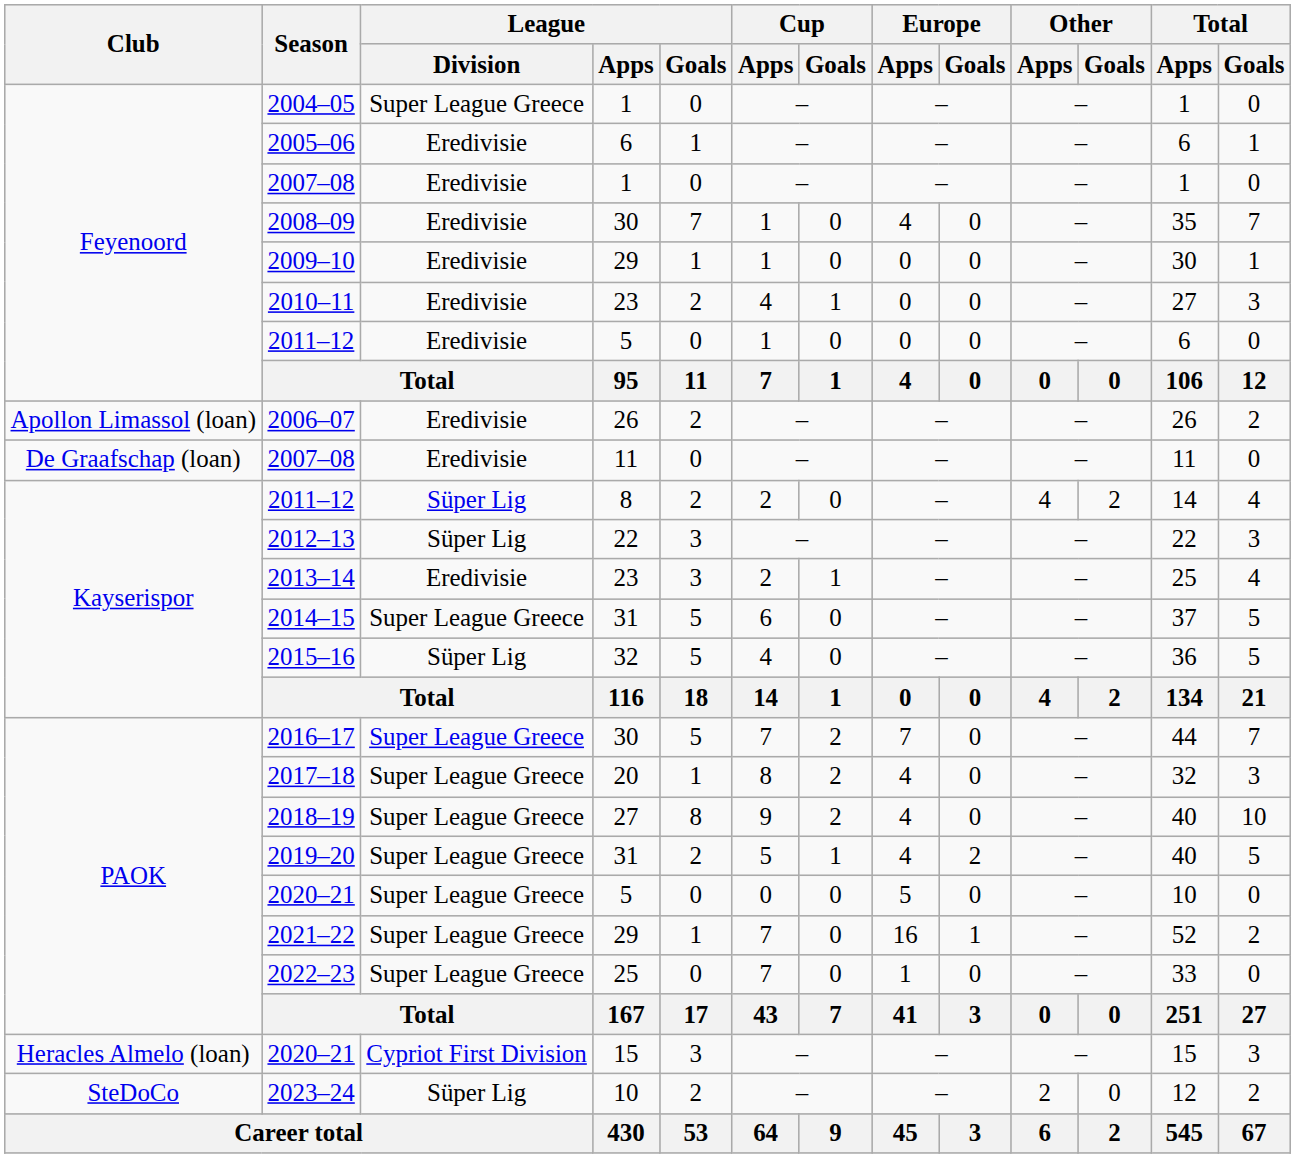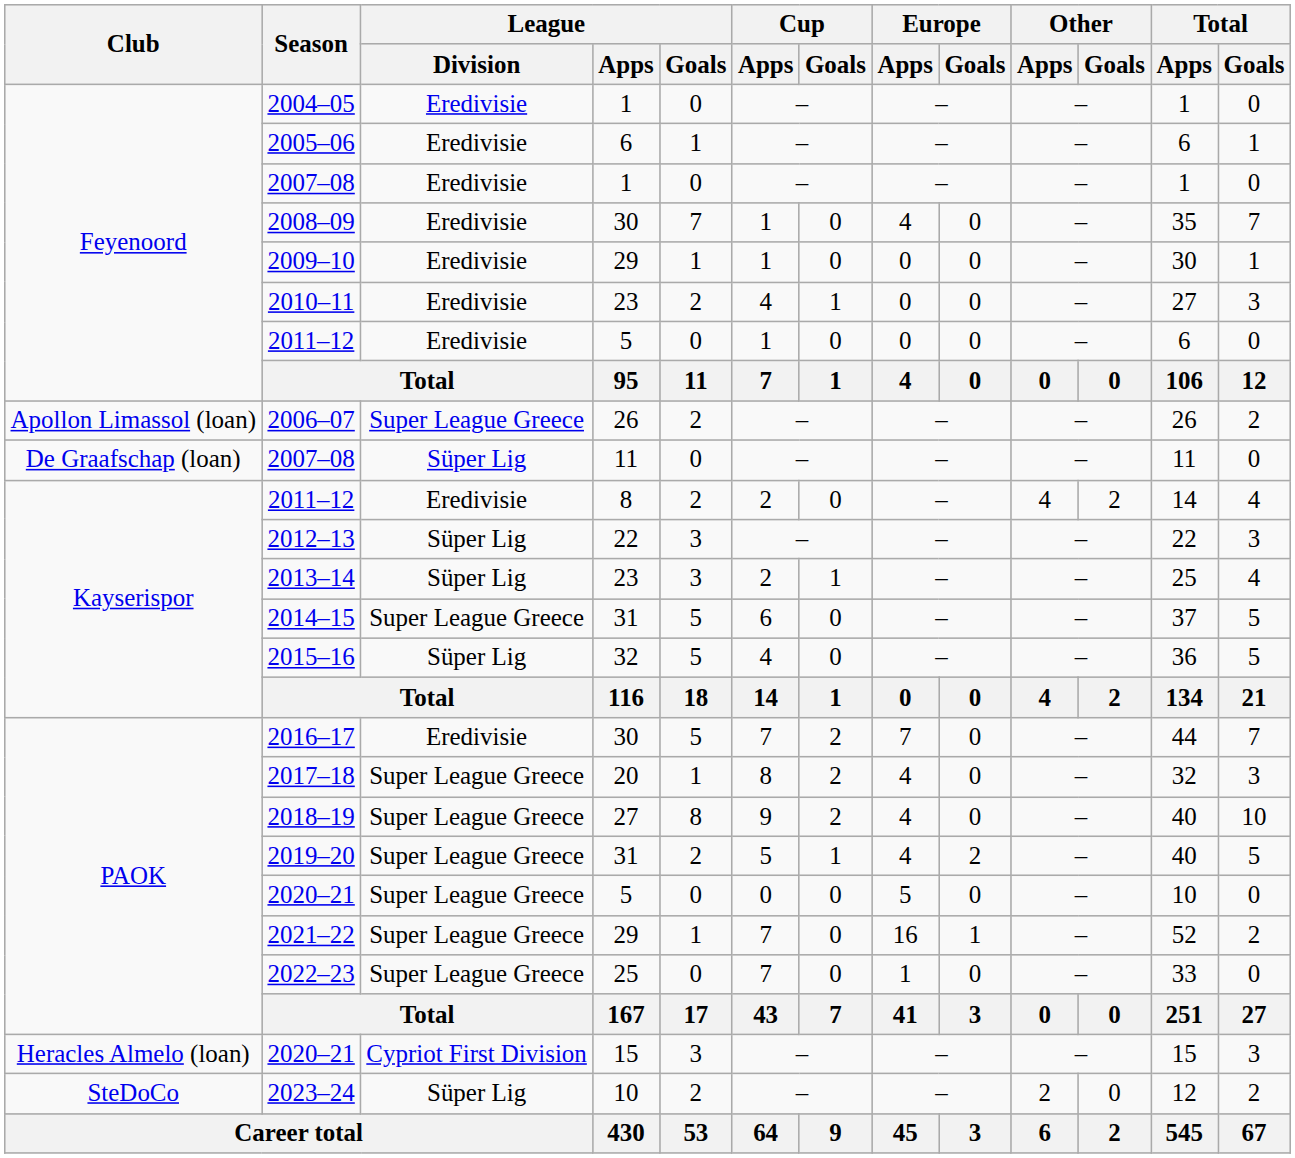(477, 103) Super League Greece -> (477, 103) Eredivisie
(477, 420) Eredivisie -> (477, 420) Super League Greece
(477, 459) Eredivisie -> (477, 459) Süper Lig
(477, 499) Süper Lig -> (477, 499) Eredivisie
(477, 578) Eredivisie -> (477, 578) Süper Lig
(477, 736) Super League Greece -> (477, 736) Eredivisie
